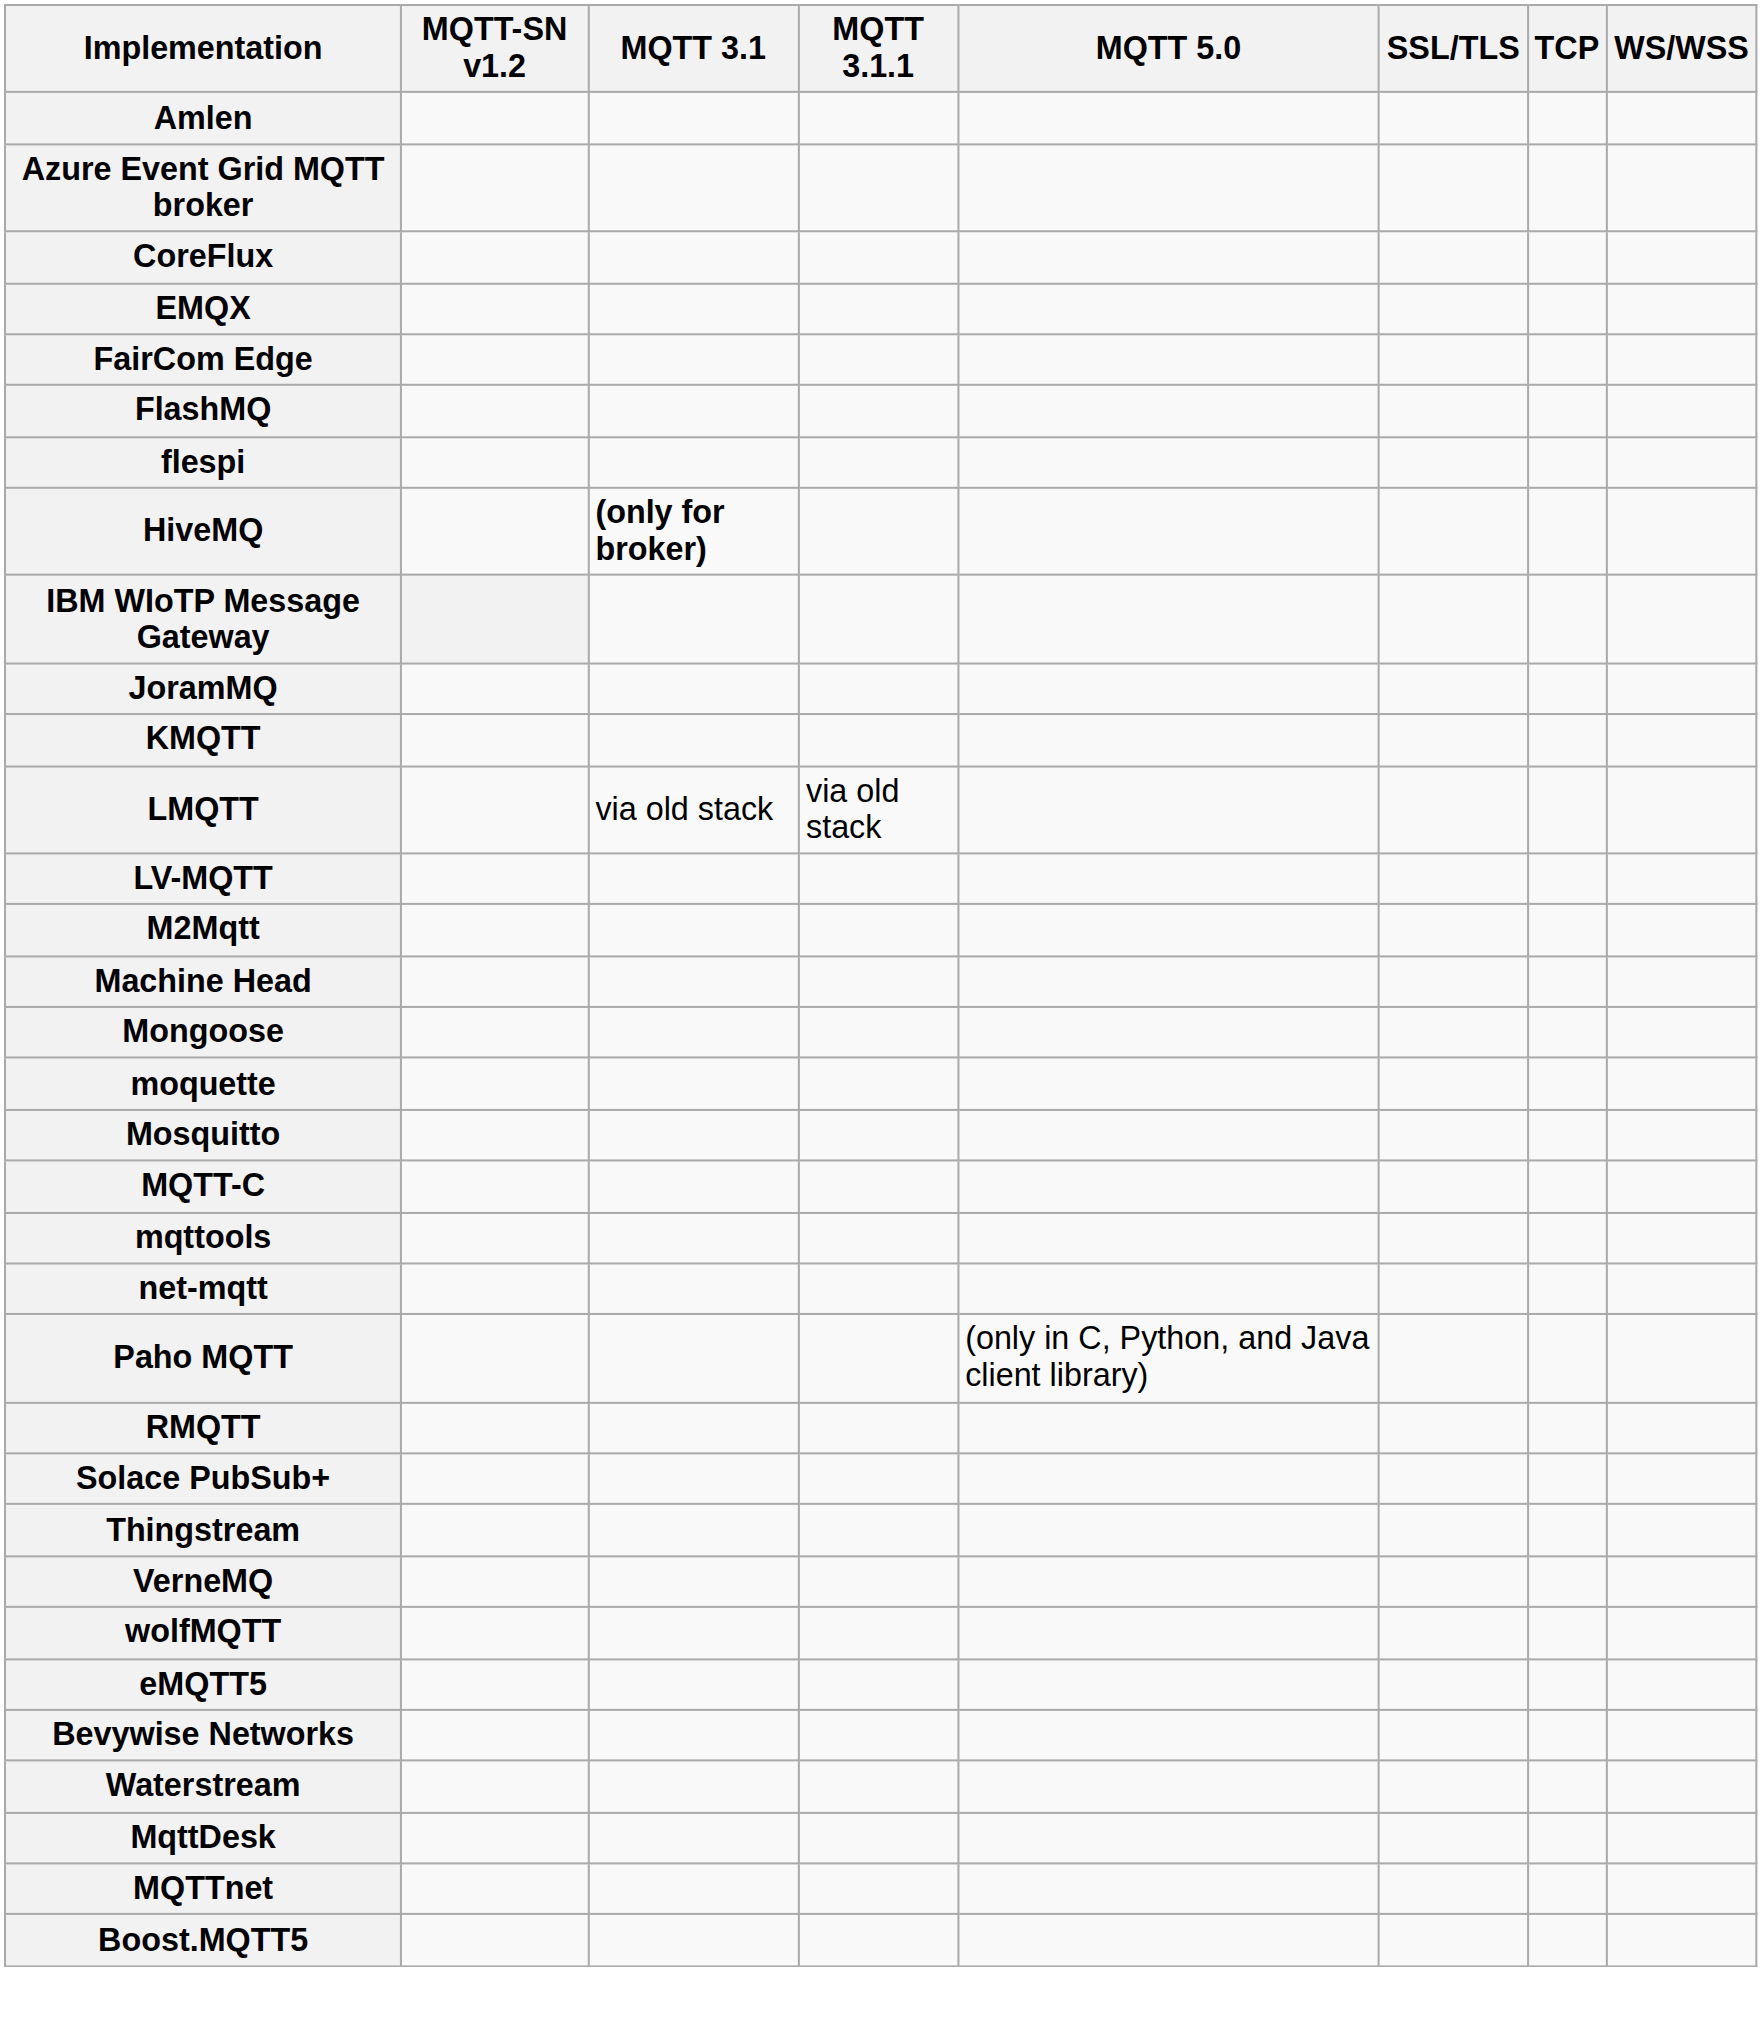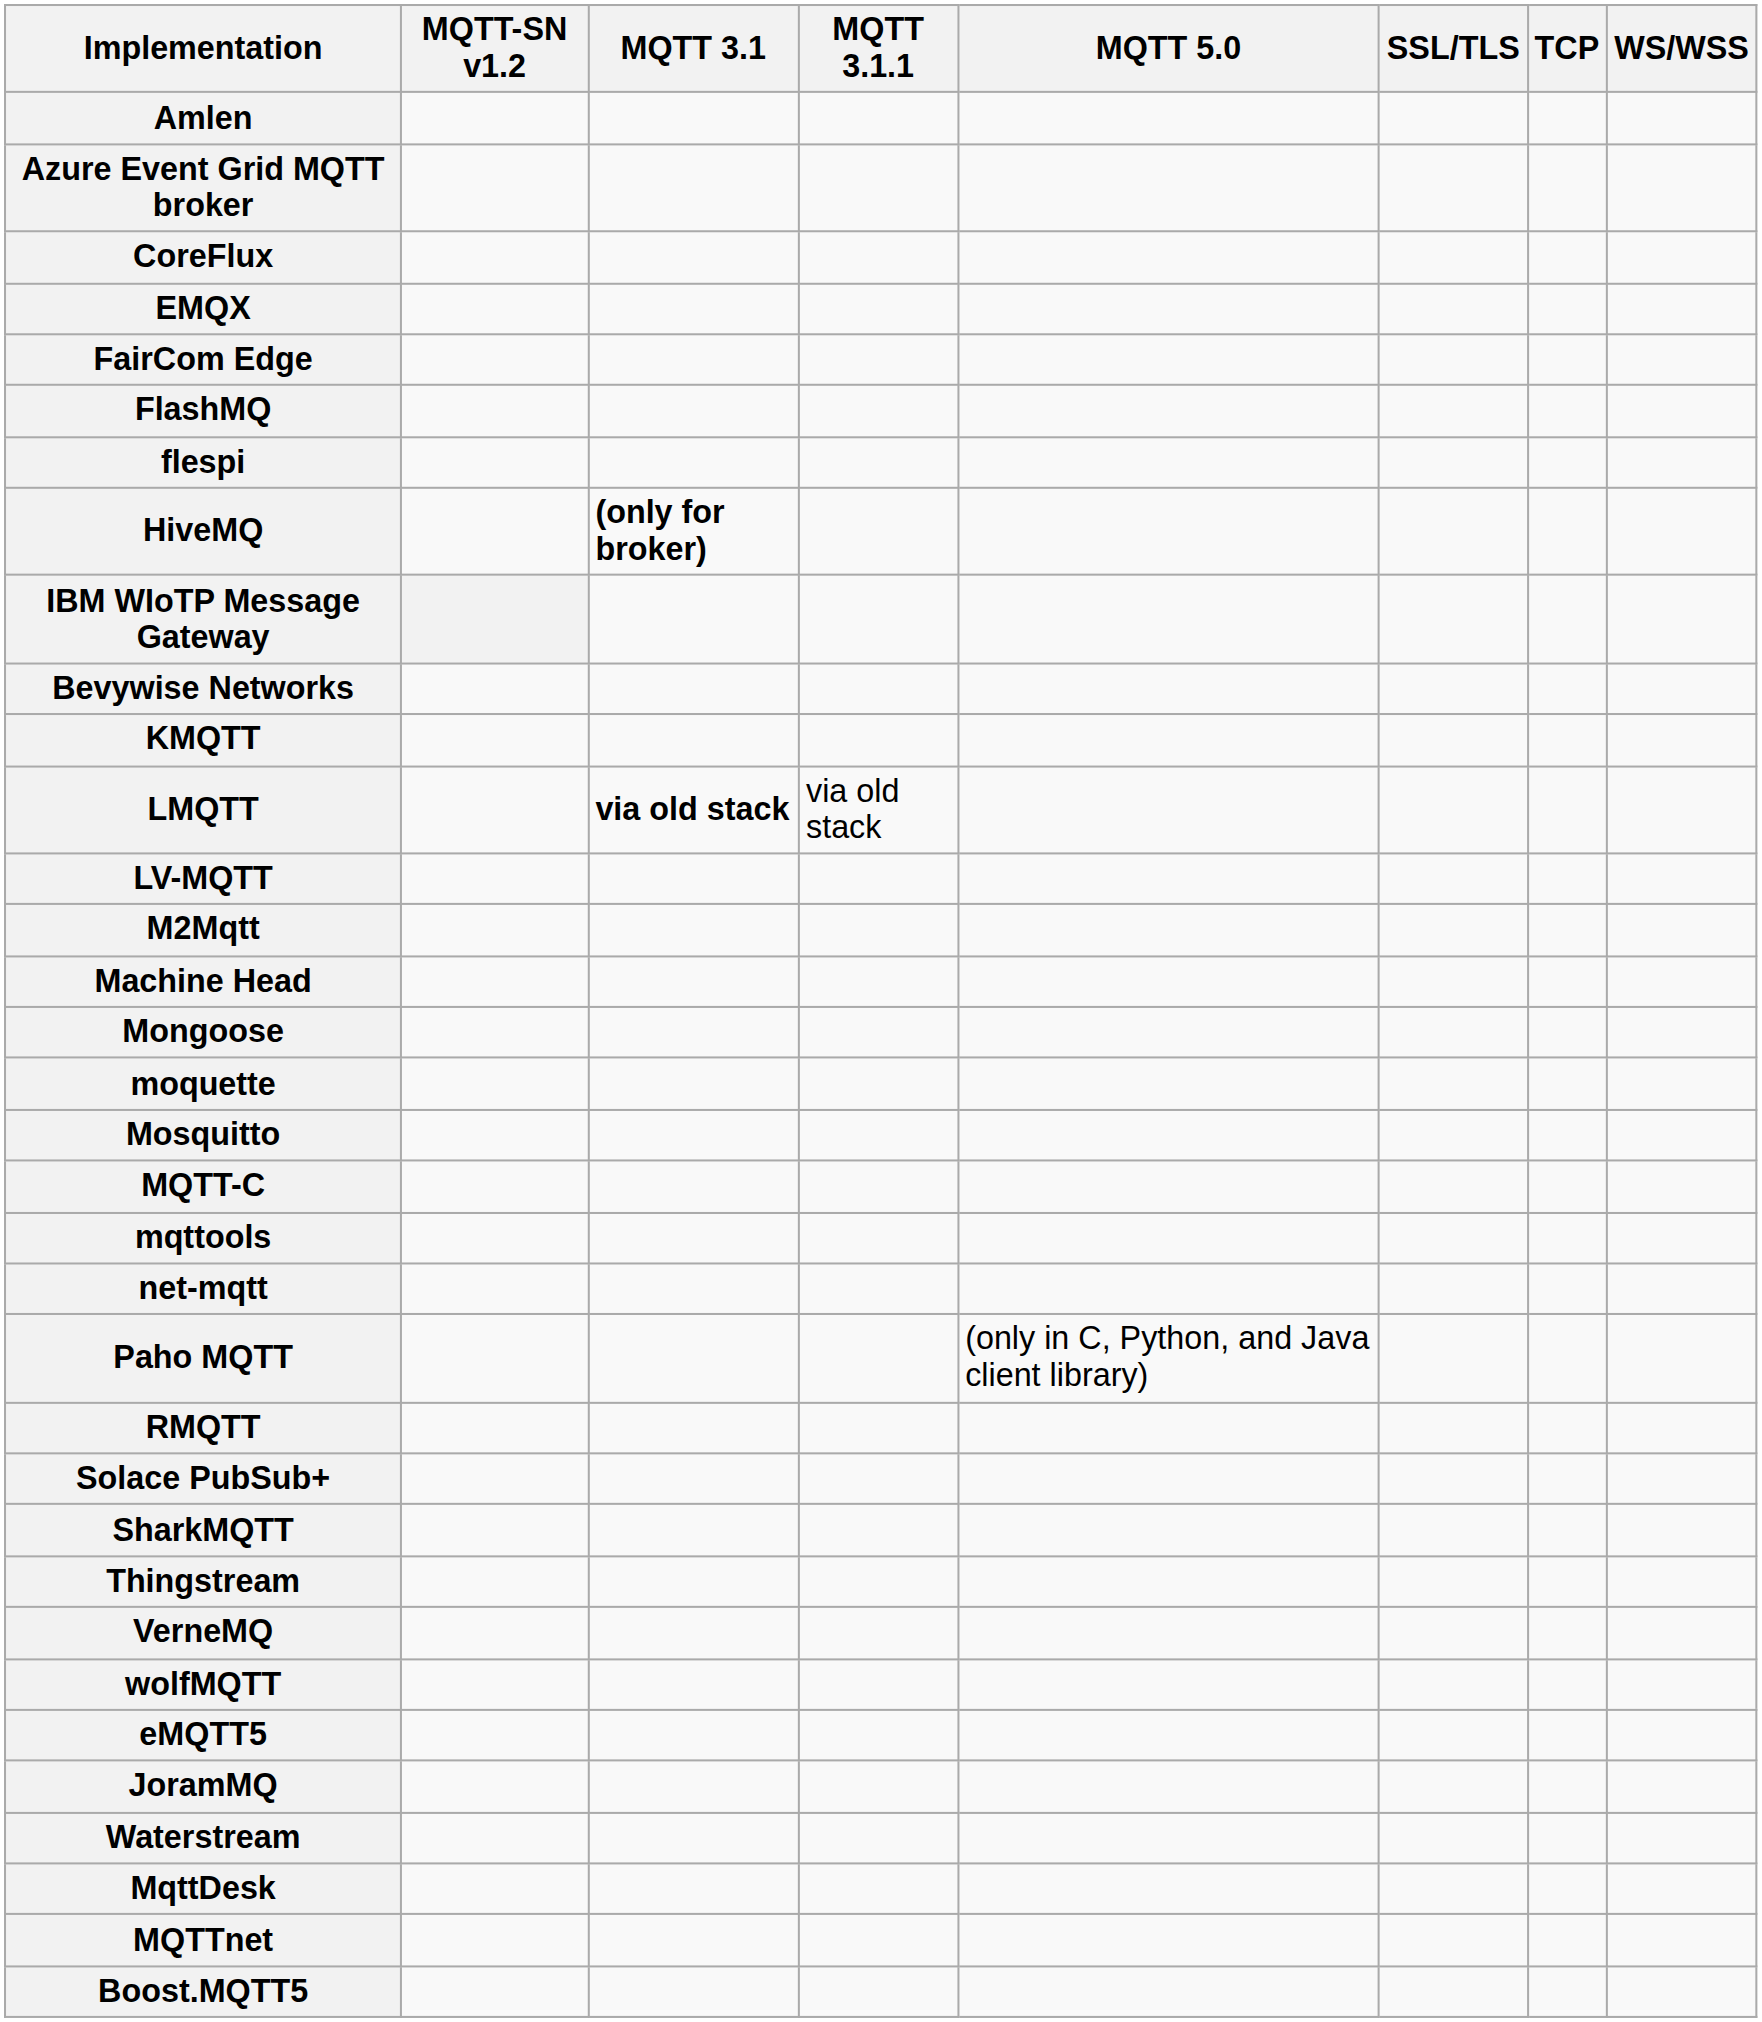rows swapped: (203, 688) <-> (203, 1734)
(684, 808) normal -> (692, 808) bold
+ row: (203, 1529)
